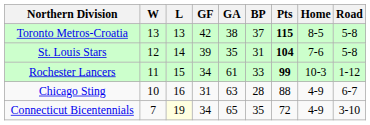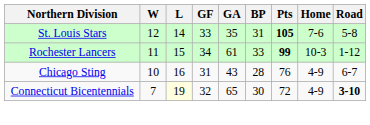- row: (72, 33)
(205, 52) 39 -> (205, 33) 33
(285, 52) 104 -> (285, 33) 105
(232, 91) 63 -> (232, 72) 43
(285, 91) 88 -> (285, 72) 76
(205, 110) 34 -> (205, 91) 32
(258, 110) 35 -> (258, 91) 30
(349, 110) normal -> (349, 91) bold
